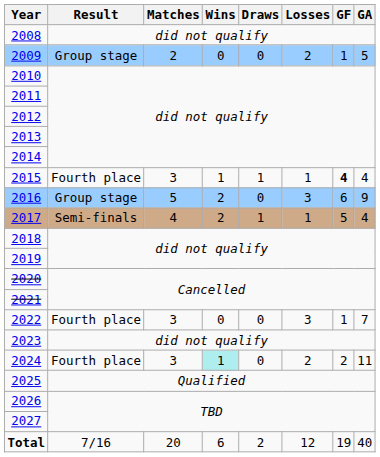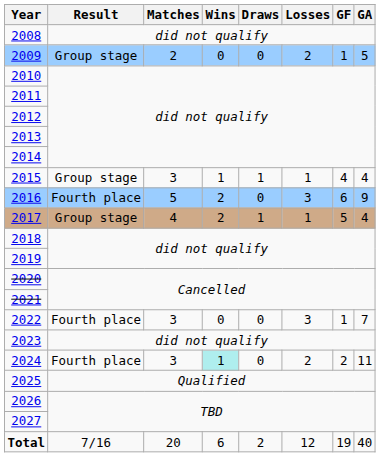(96, 177) Fourth place -> (96, 177) Group stage
(344, 177) bold -> (344, 177) normal
(96, 198) Group stage -> (96, 198) Fourth place
(96, 218) Semi-finals -> (96, 218) Group stage
